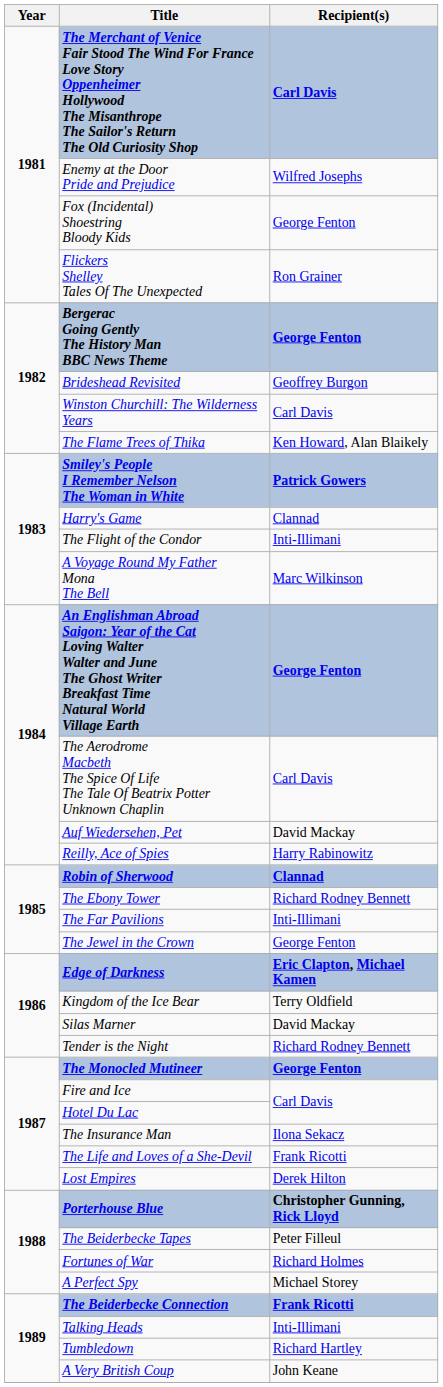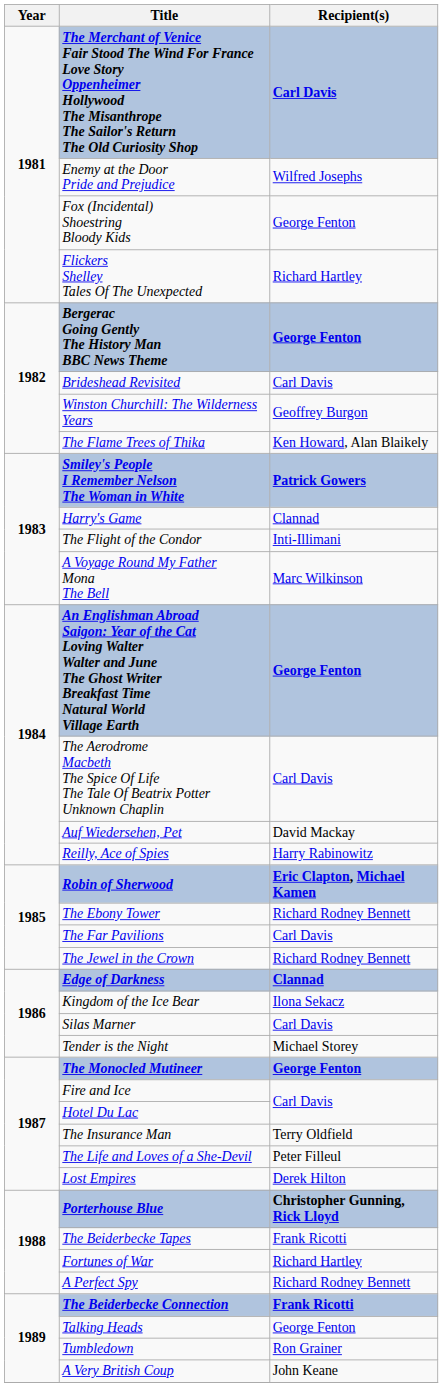(307, 276) Ron Grainer -> (317, 276) Richard Hartley
(320, 382) Geoffrey Burgon -> (303, 382) Carl Davis
(303, 412) Carl Davis -> (320, 412) Geoffrey Burgon
(298, 876) Clannad -> (339, 884) Eric Clapton, Michael Kamen
(307, 920) Inti-Illimani -> (303, 936) Carl Davis
(314, 942) George Fenton -> (342, 958) Richard Rodney Bennett
(339, 972) Eric Clapton, Michael Kamen -> (298, 980) Clannad
(313, 1002) Terry Oldfield -> (308, 1002) Ilona Sekacz
(314, 1024) David Mackay -> (303, 1024) Carl Davis
(342, 1046) Richard Rodney Bennett -> (315, 1046) Michael Storey
(308, 1134) Ilona Sekacz -> (313, 1134) Terry Oldfield
(310, 1156) Frank Ricotti -> (307, 1156) Peter Filleul
(307, 1238) Peter Filleul -> (310, 1238) Frank Ricotti
(318, 1260) Richard Holmes -> (317, 1260) Richard Hartley
(315, 1282) Michael Storey -> (342, 1282) Richard Rodney Bennett
(307, 1327) Inti-Illimani -> (314, 1327) George Fenton
(317, 1349) Richard Hartley -> (307, 1349) Ron Grainer
